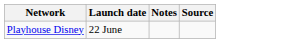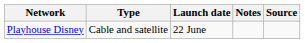+ column: (128, 13)
